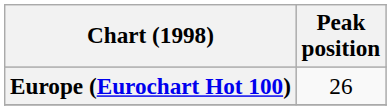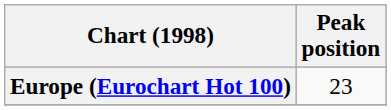(341, 85) 26 -> (341, 85) 23
